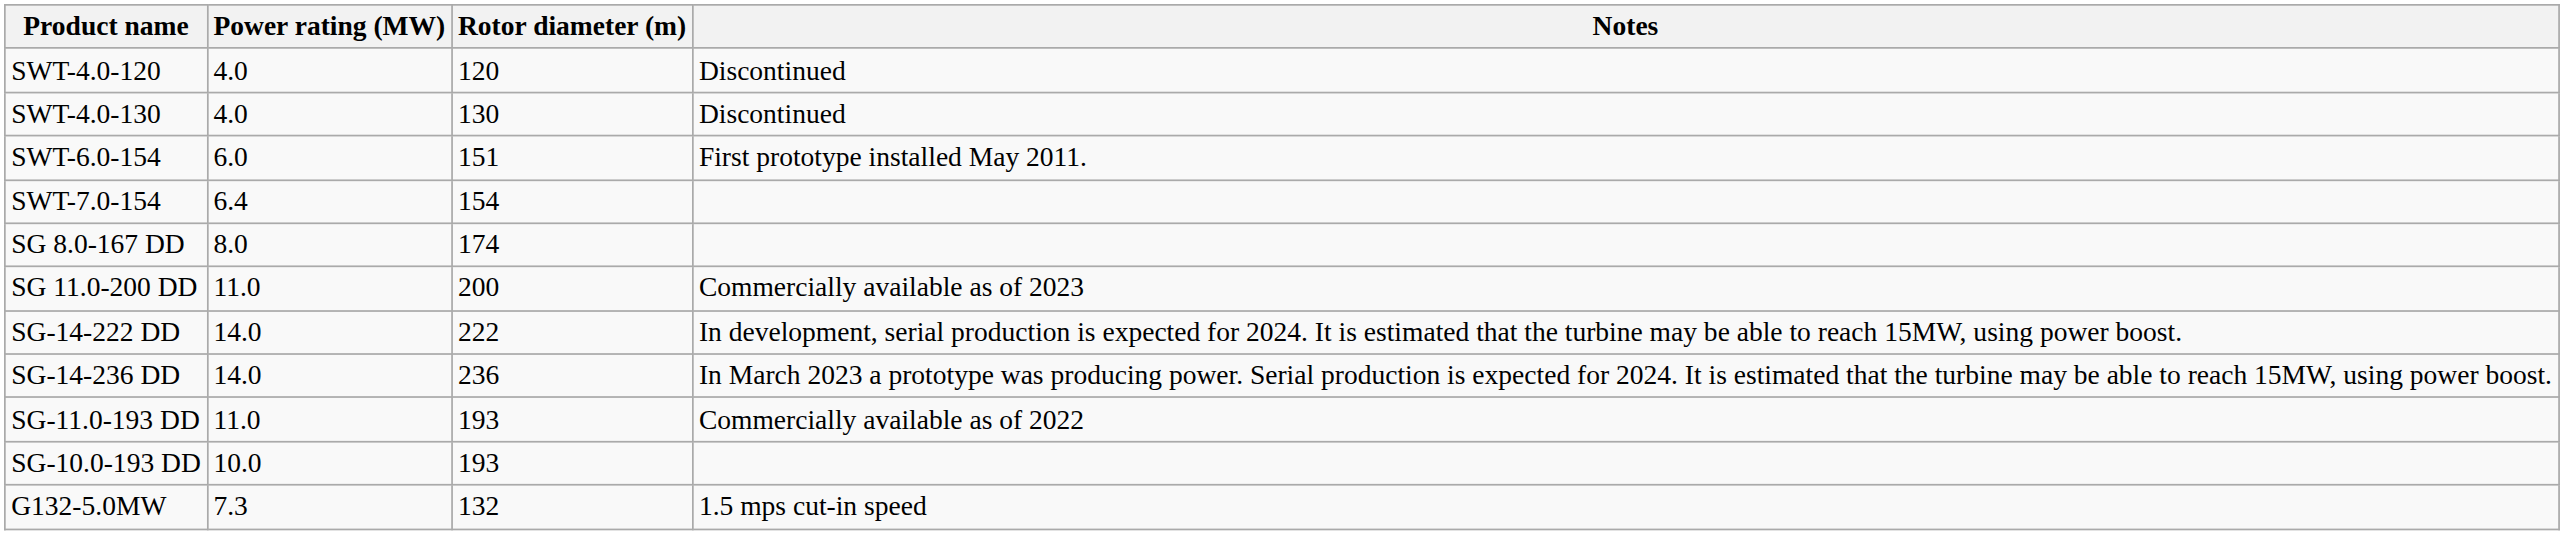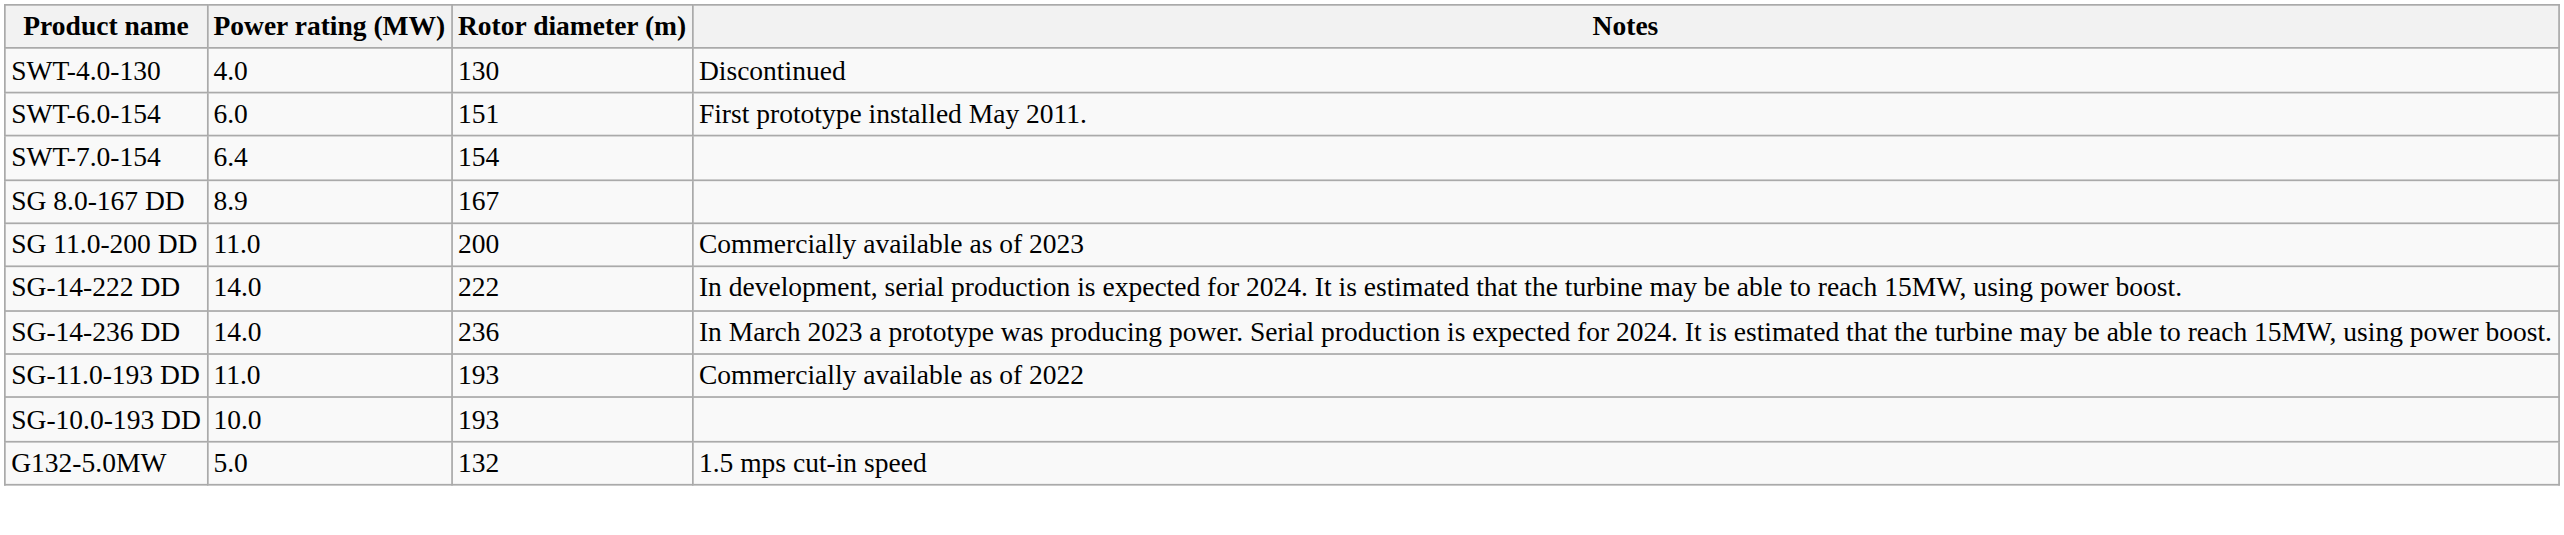- row: (86, 69)
(231, 244) 8.0 -> (231, 200) 8.9
(479, 244) 174 -> (479, 200) 167
(231, 506) 7.3 -> (231, 462) 5.0
